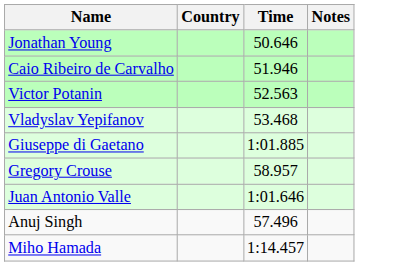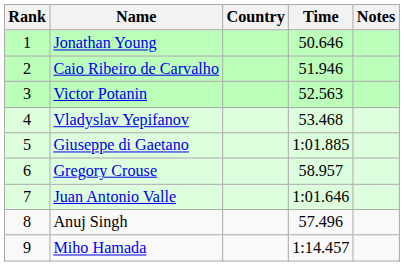+ column: (27, 17)
